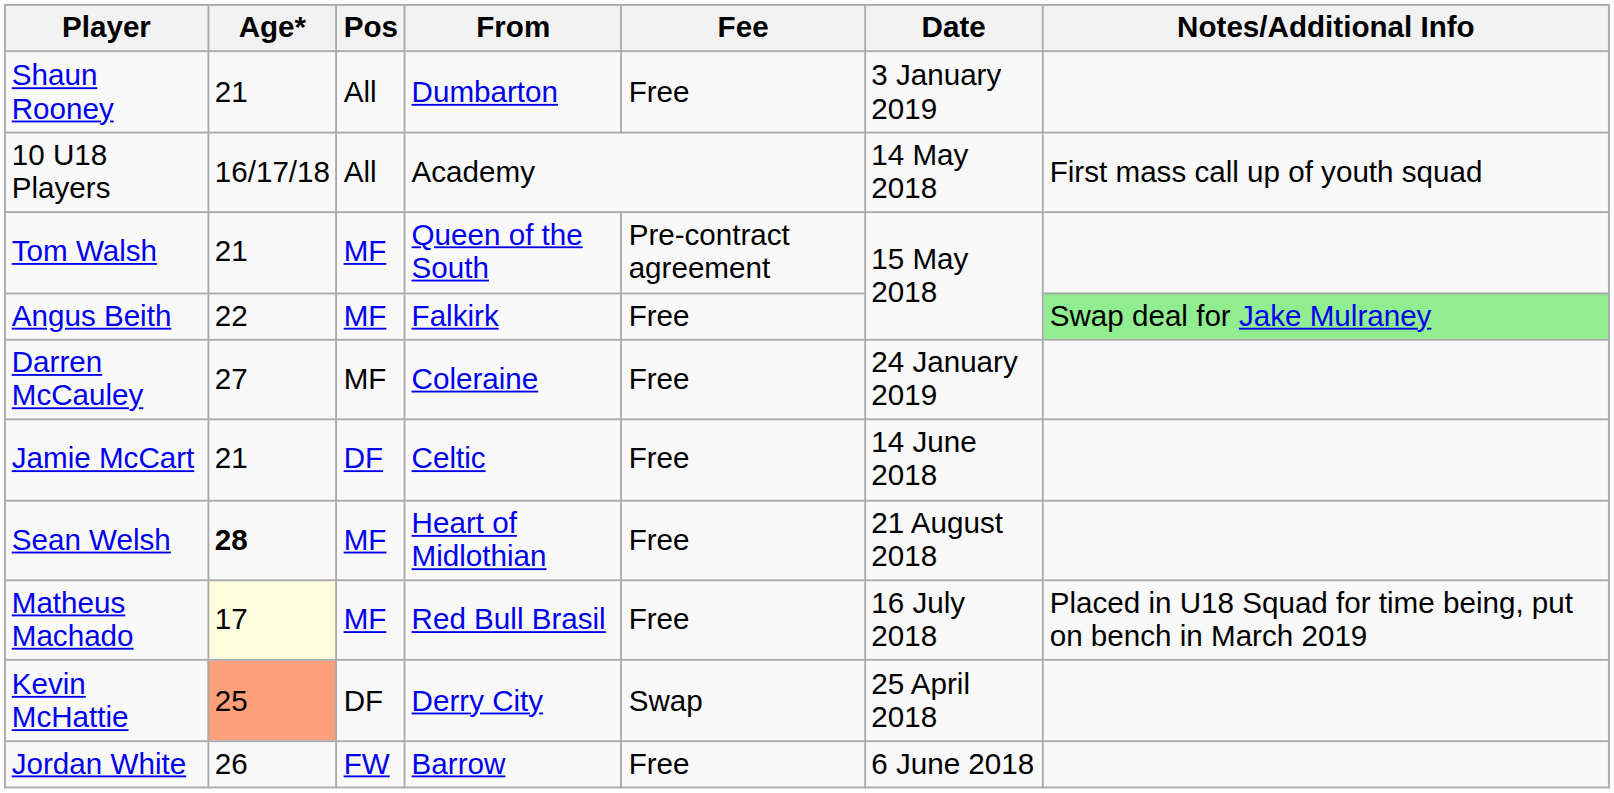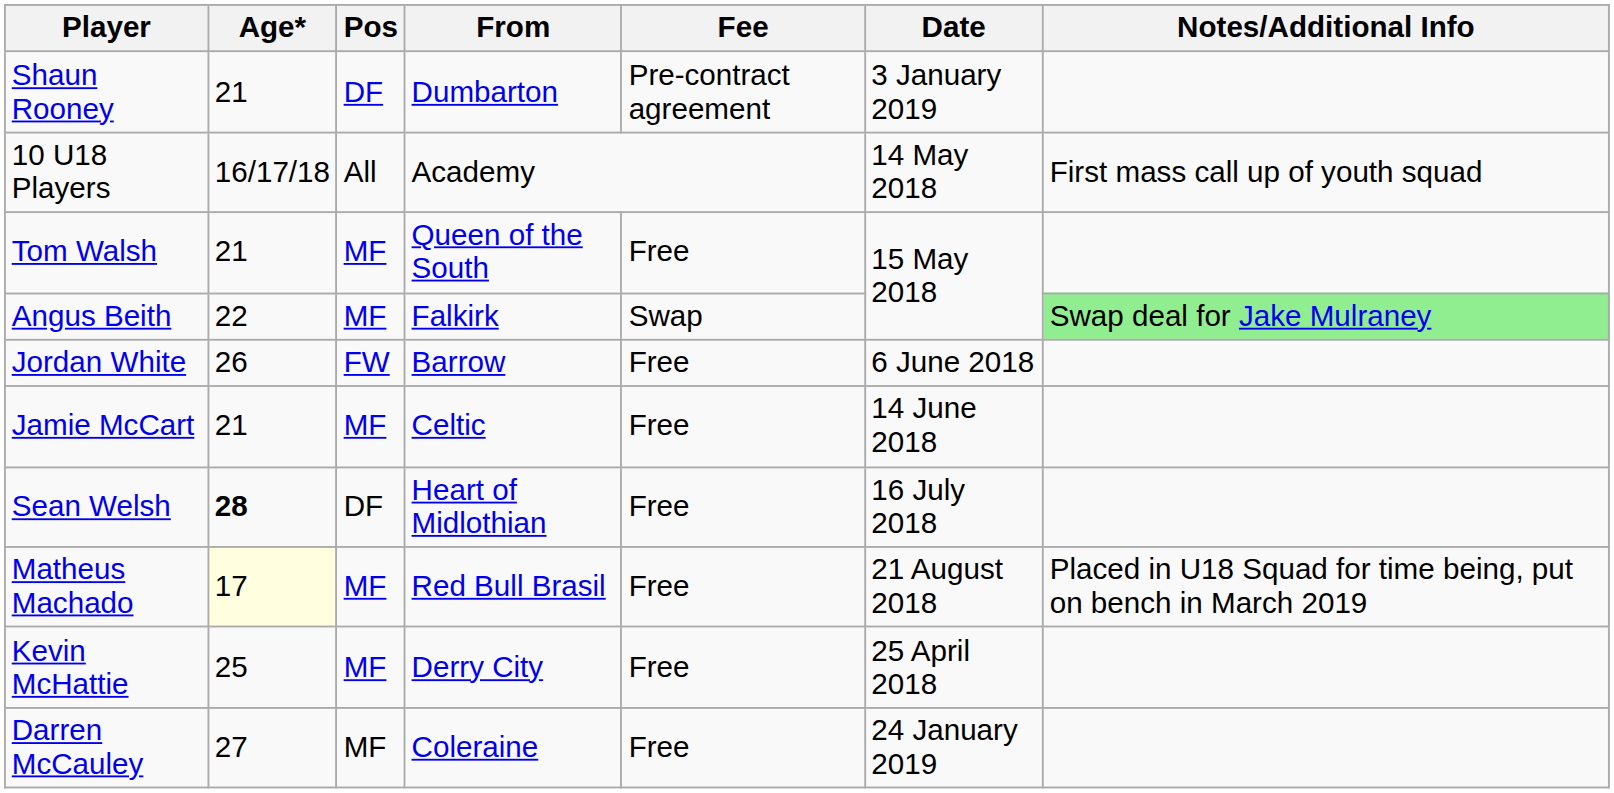(360, 91) All -> (363, 91) DF
(659, 91) Free -> (709, 91) Pre-contract agreement
(709, 252) Pre-contract agreement -> (659, 252) Free
(659, 315) Free -> (666, 315) Swap
rows swapped: (99, 763) <-> (78, 379)
(363, 459) DF -> (365, 426) MF
(365, 539) MF -> (363, 506) DF
(937, 539) 21 August 2018 -> (918, 506) 16 July 2018
(918, 619) 16 July 2018 -> (937, 586) 21 August 2018
(231, 700) lightsalmon background -> (231, 666) no background
(363, 700) DF -> (365, 666) MF
(666, 700) Swap -> (659, 666) Free
